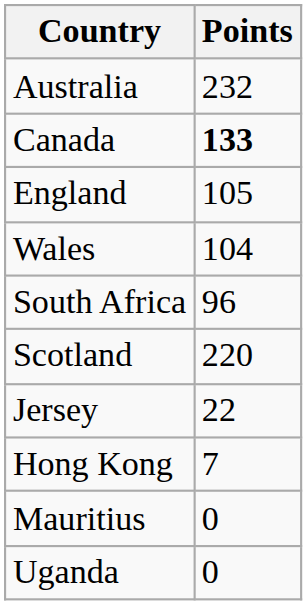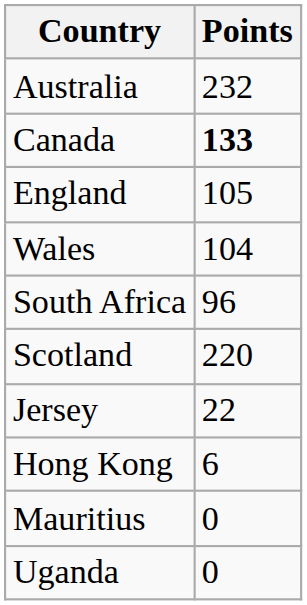(210, 463) 7 -> (210, 463) 6
